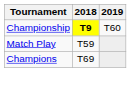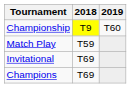(86, 28) bold -> (86, 28) normal
+ row: (30, 59)
